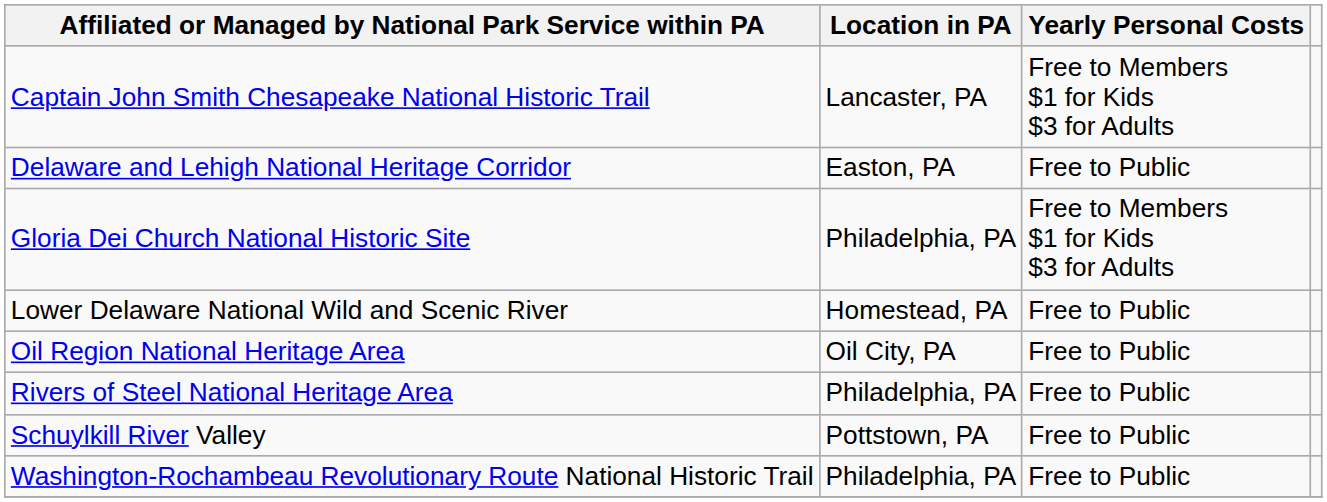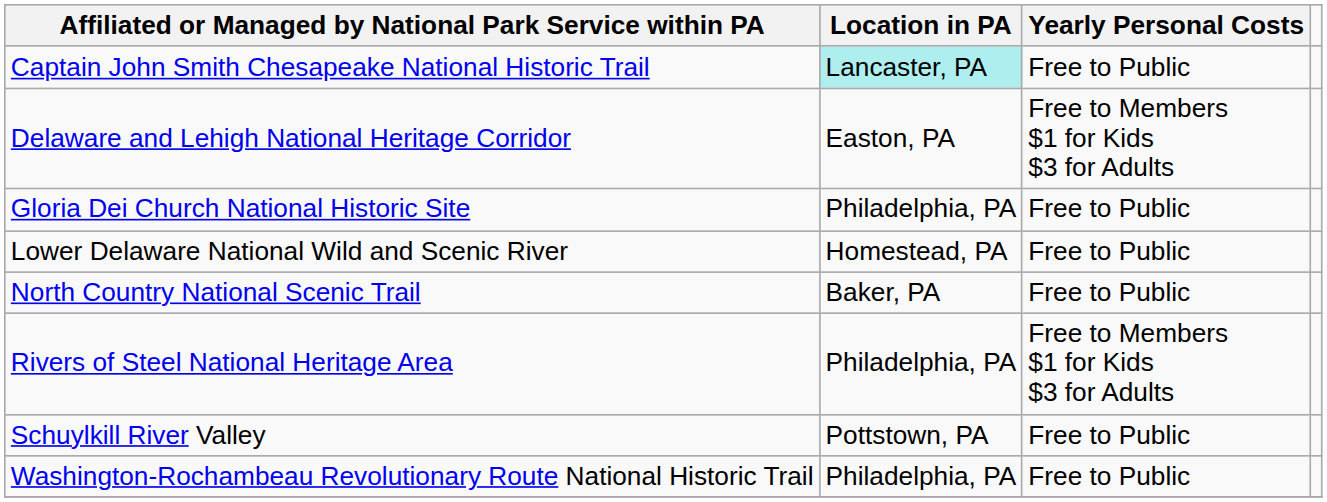(906, 96) no background -> (906, 66) paleturquoise background
(1128, 96) Free to Members $1 for Kids $3 for Adults -> (1109, 66) Free to Public
(1109, 167) Free to Public -> (1128, 138) Free to Members $1 for Kids $3 for Adults
(1128, 238) Free to Members $1 for Kids $3 for Adults -> (1109, 209) Free to Public
+ row: (216, 292)
- row: (208, 351)
(1109, 393) Free to Public -> (1128, 363) Free to Members $1 for Kids $3 for Adults
